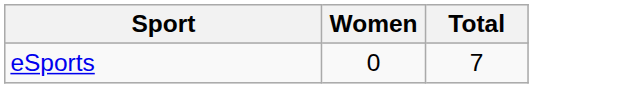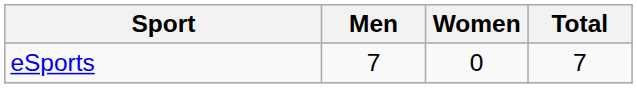+ column: (374, 23)
